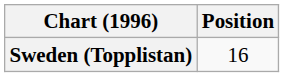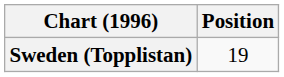(238, 54) 16 -> (238, 54) 19
